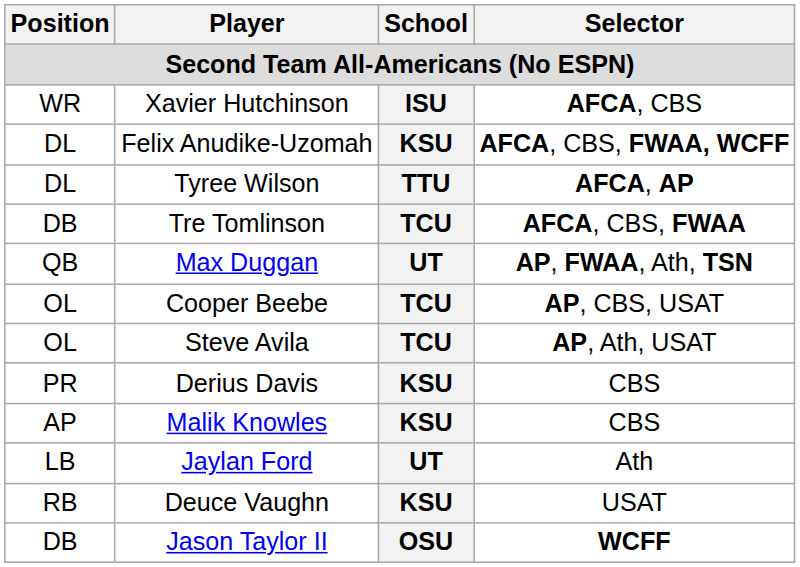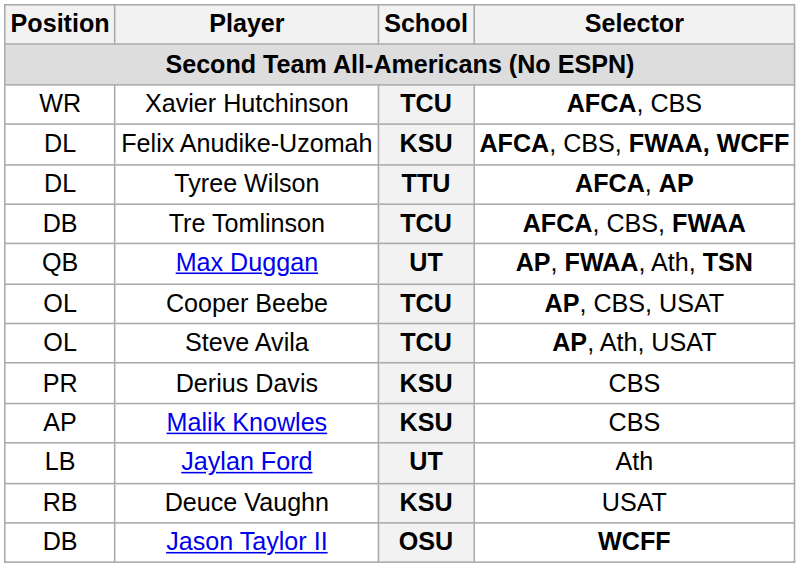(426, 104) ISU -> (426, 104) TCU
